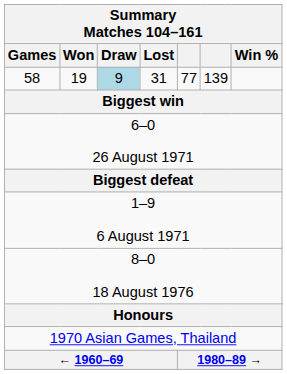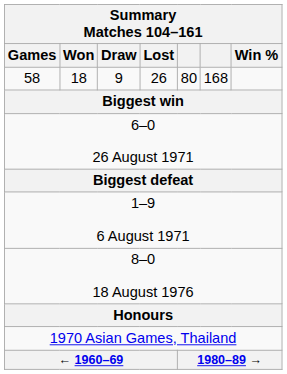(79, 78) 19 -> (79, 78) 18
(119, 78) lightblue background -> (119, 78) no background
(159, 78) 31 -> (159, 78) 26
(189, 78) 77 -> (189, 78) 80
(216, 78) 139 -> (216, 78) 168
